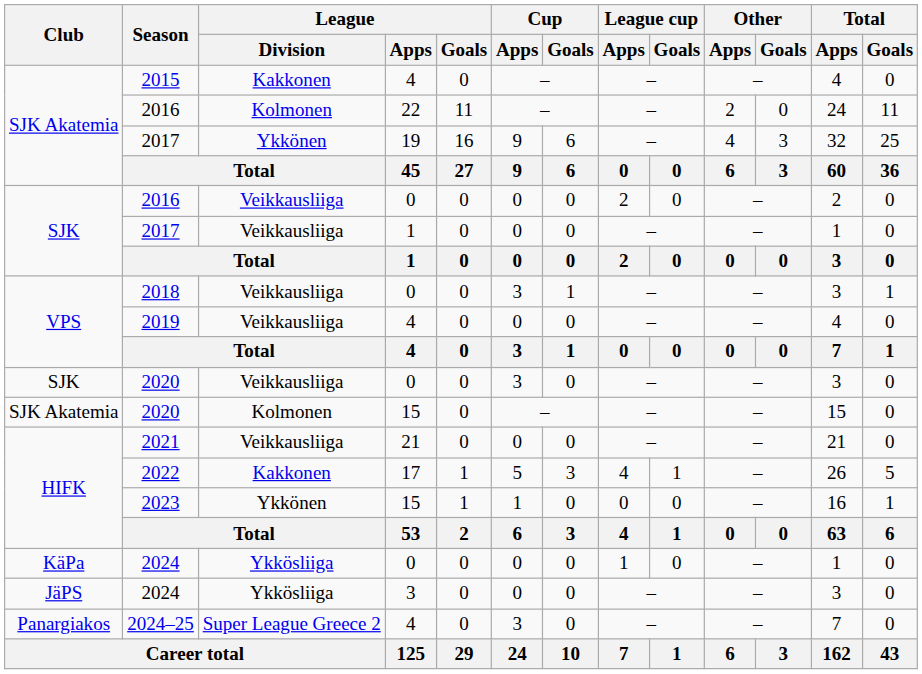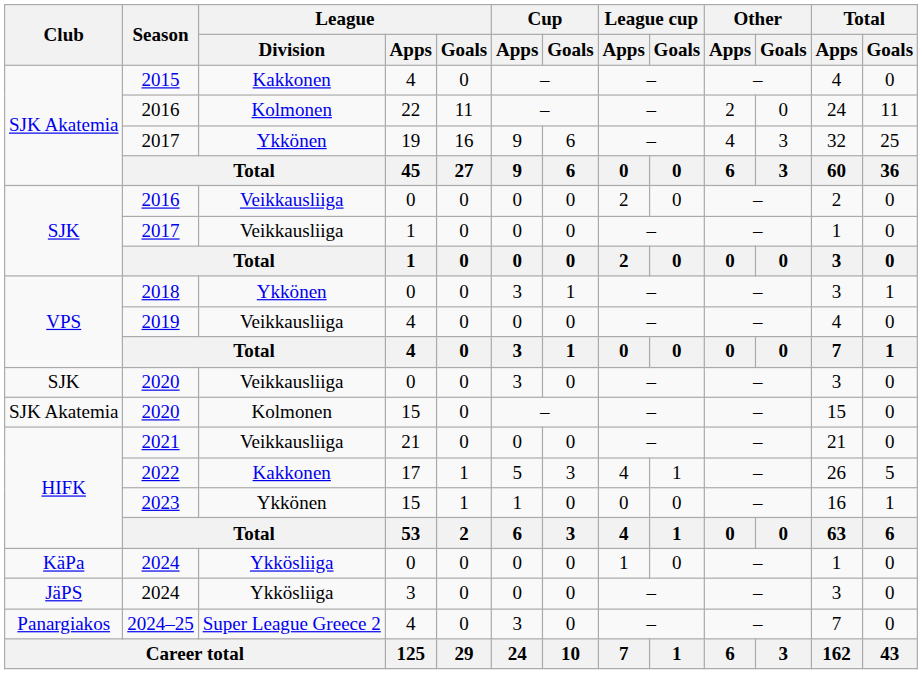(292, 291) Veikkausliiga -> (292, 291) Ykkönen
